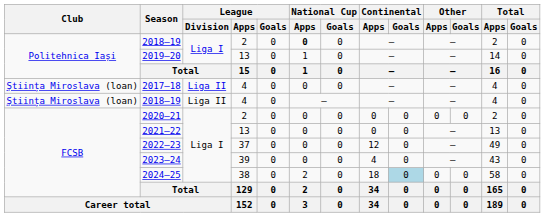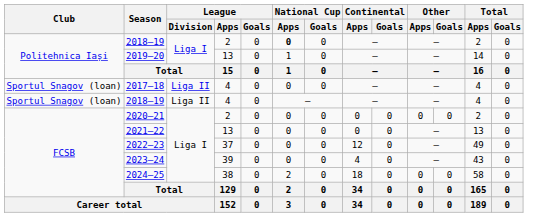(72, 86) Știința Miroslava (loan) -> (64, 86) Sportul Snagov (loan)
(72, 101) Știința Miroslava (loan) -> (64, 101) Sportul Snagov (loan)
(406, 175) lightblue background -> (390, 175) no background
